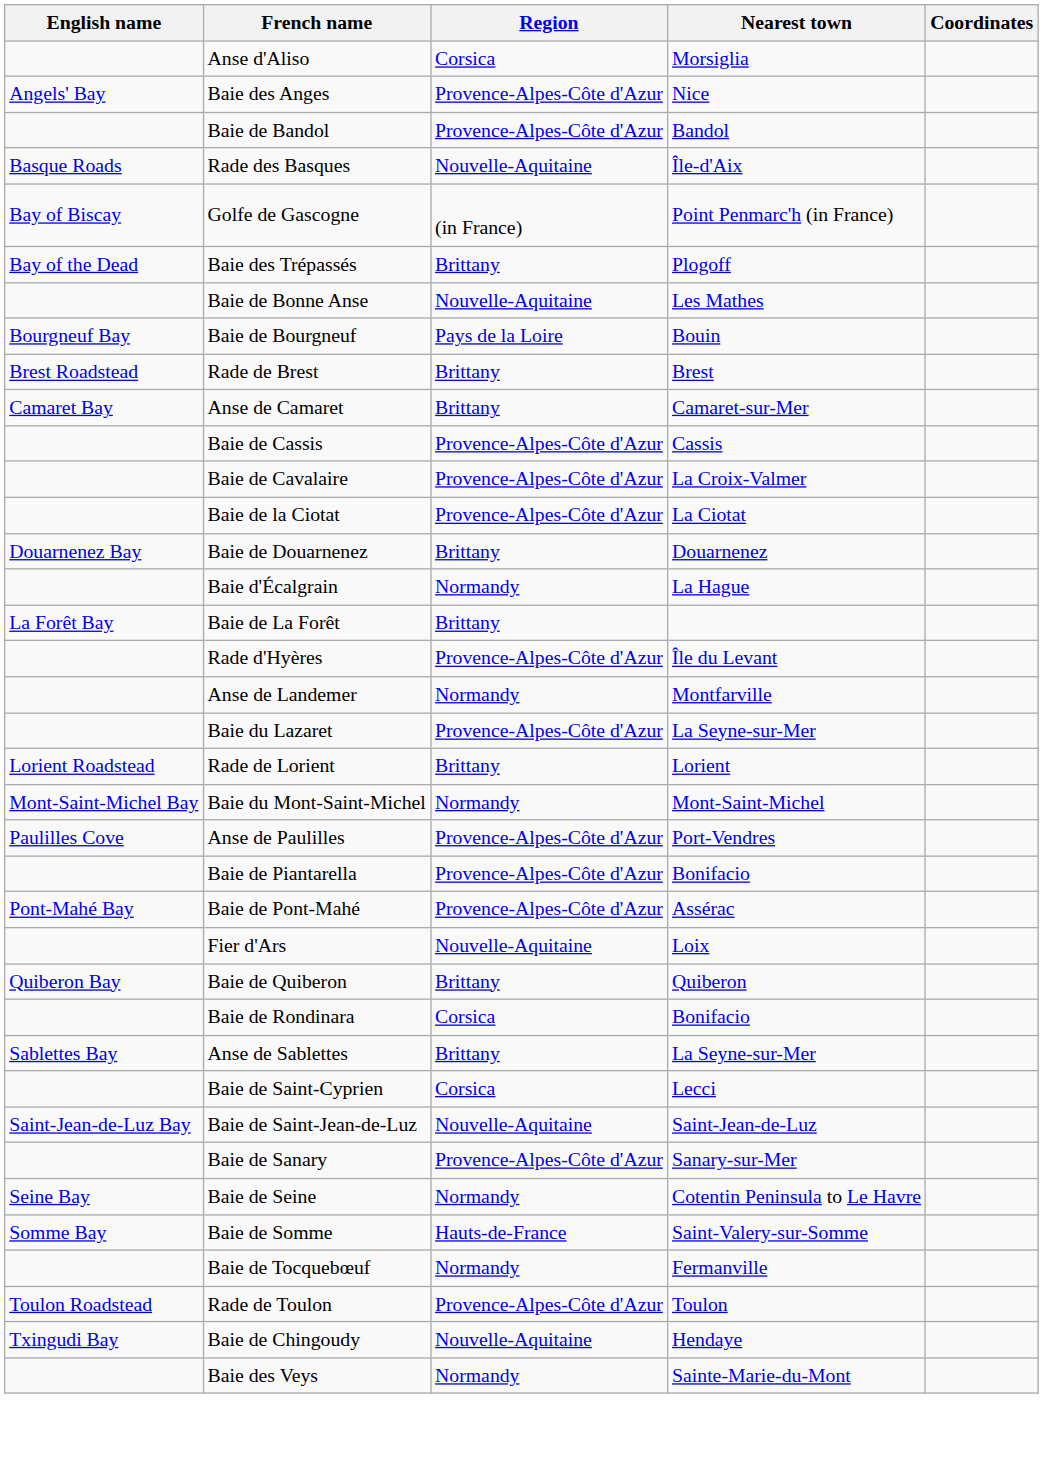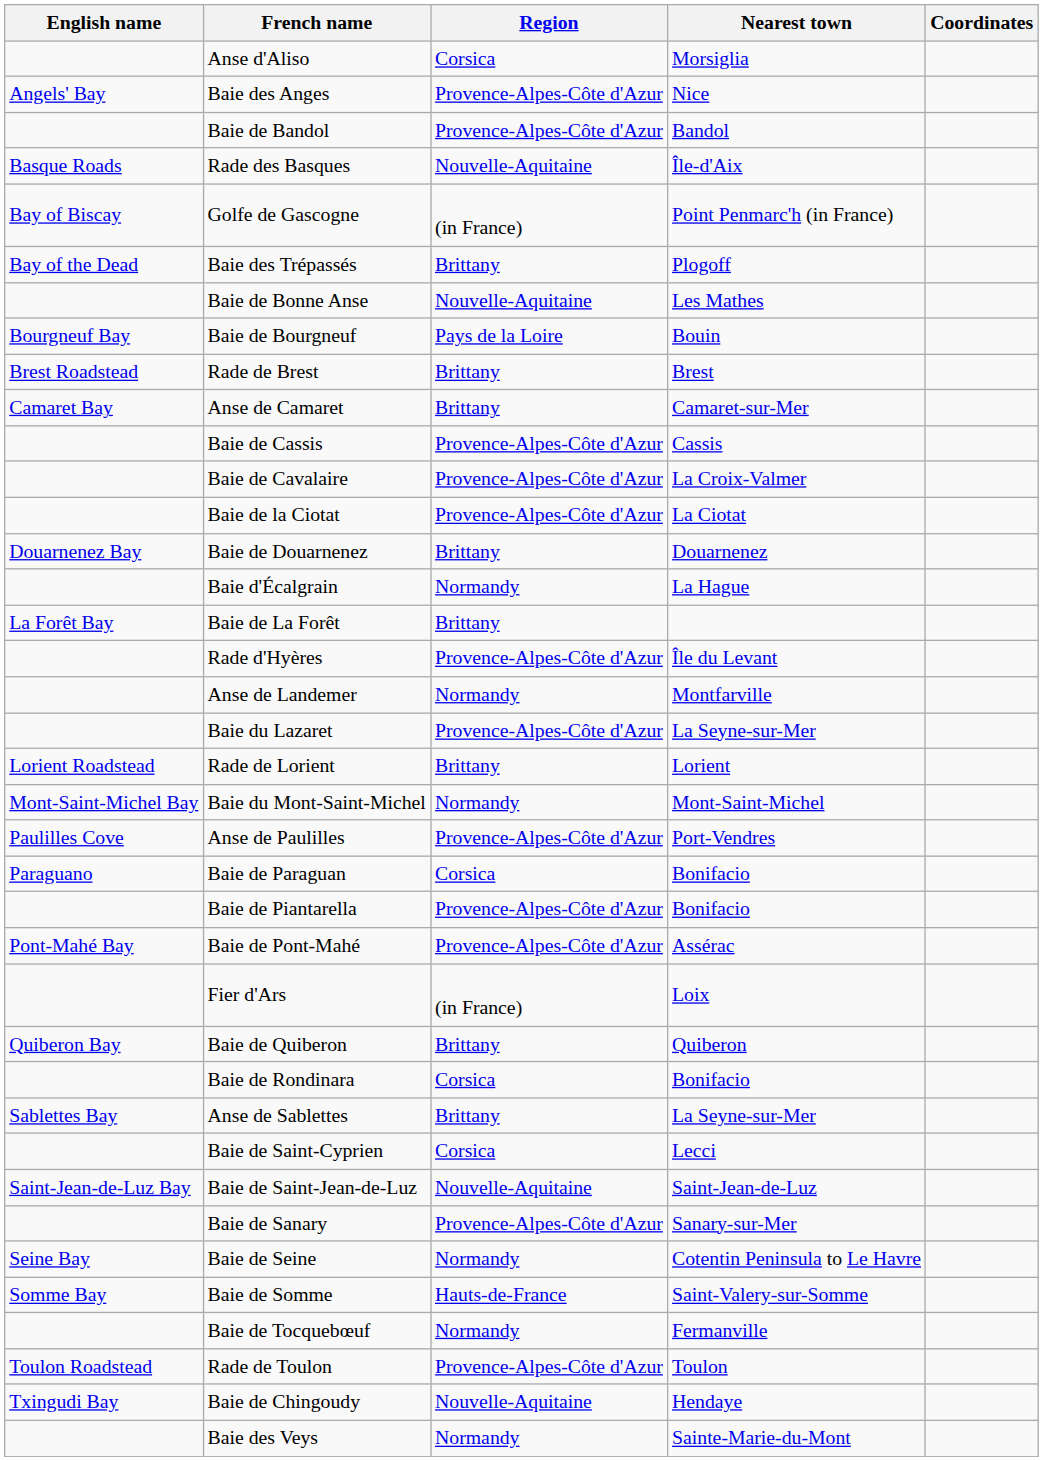+ row: (277, 873)
(513, 945) Nouvelle-Aquitaine -> (479, 1007) (in France)
